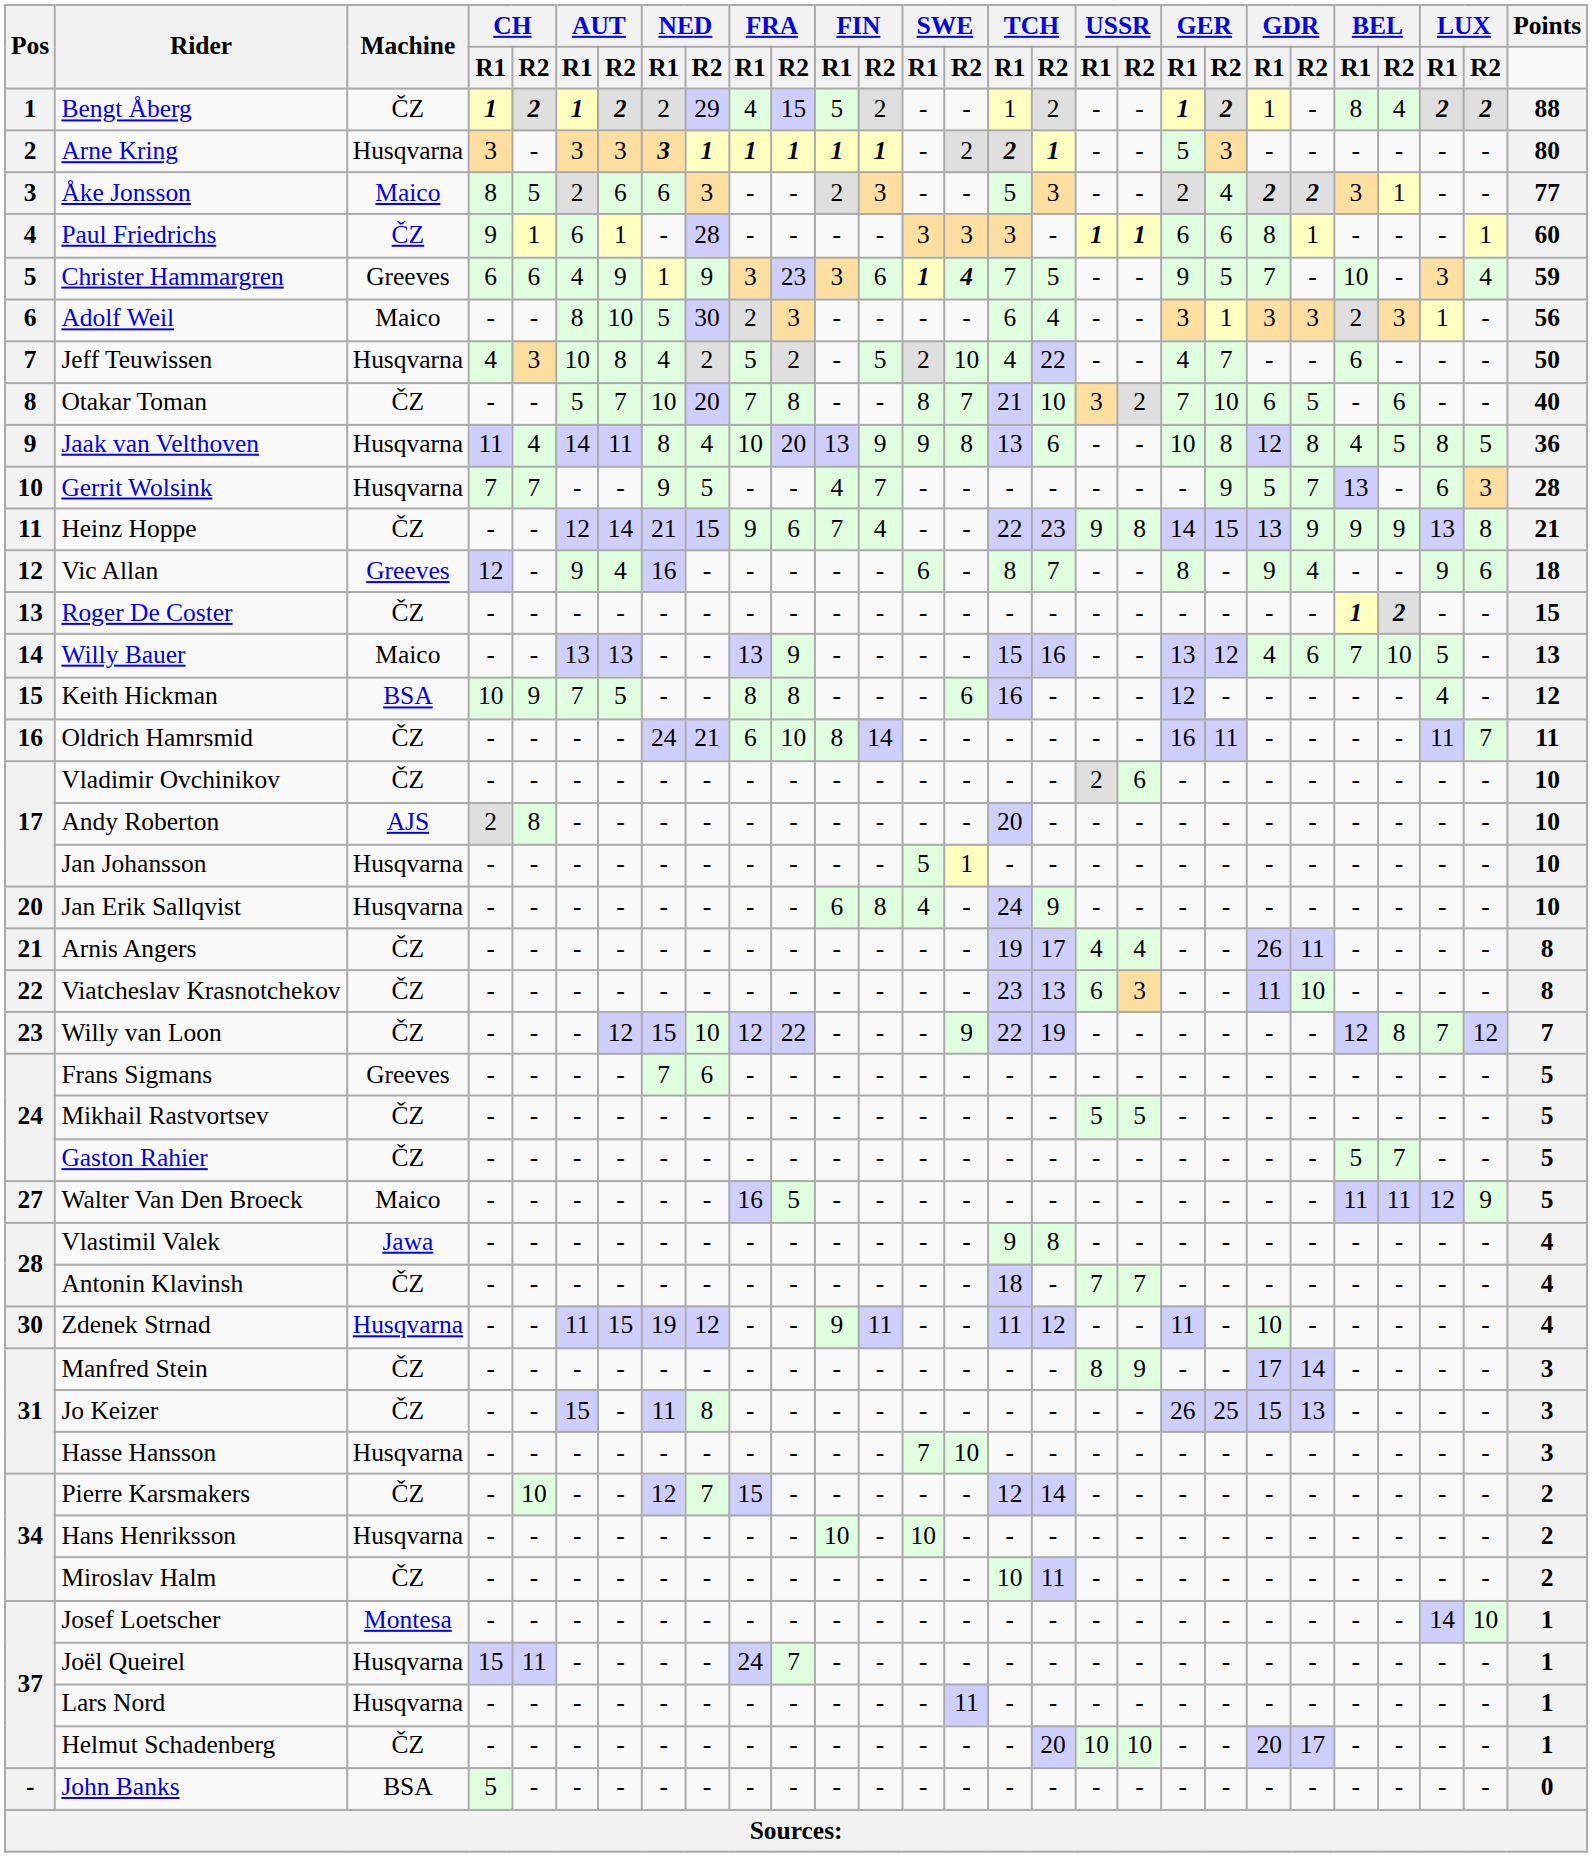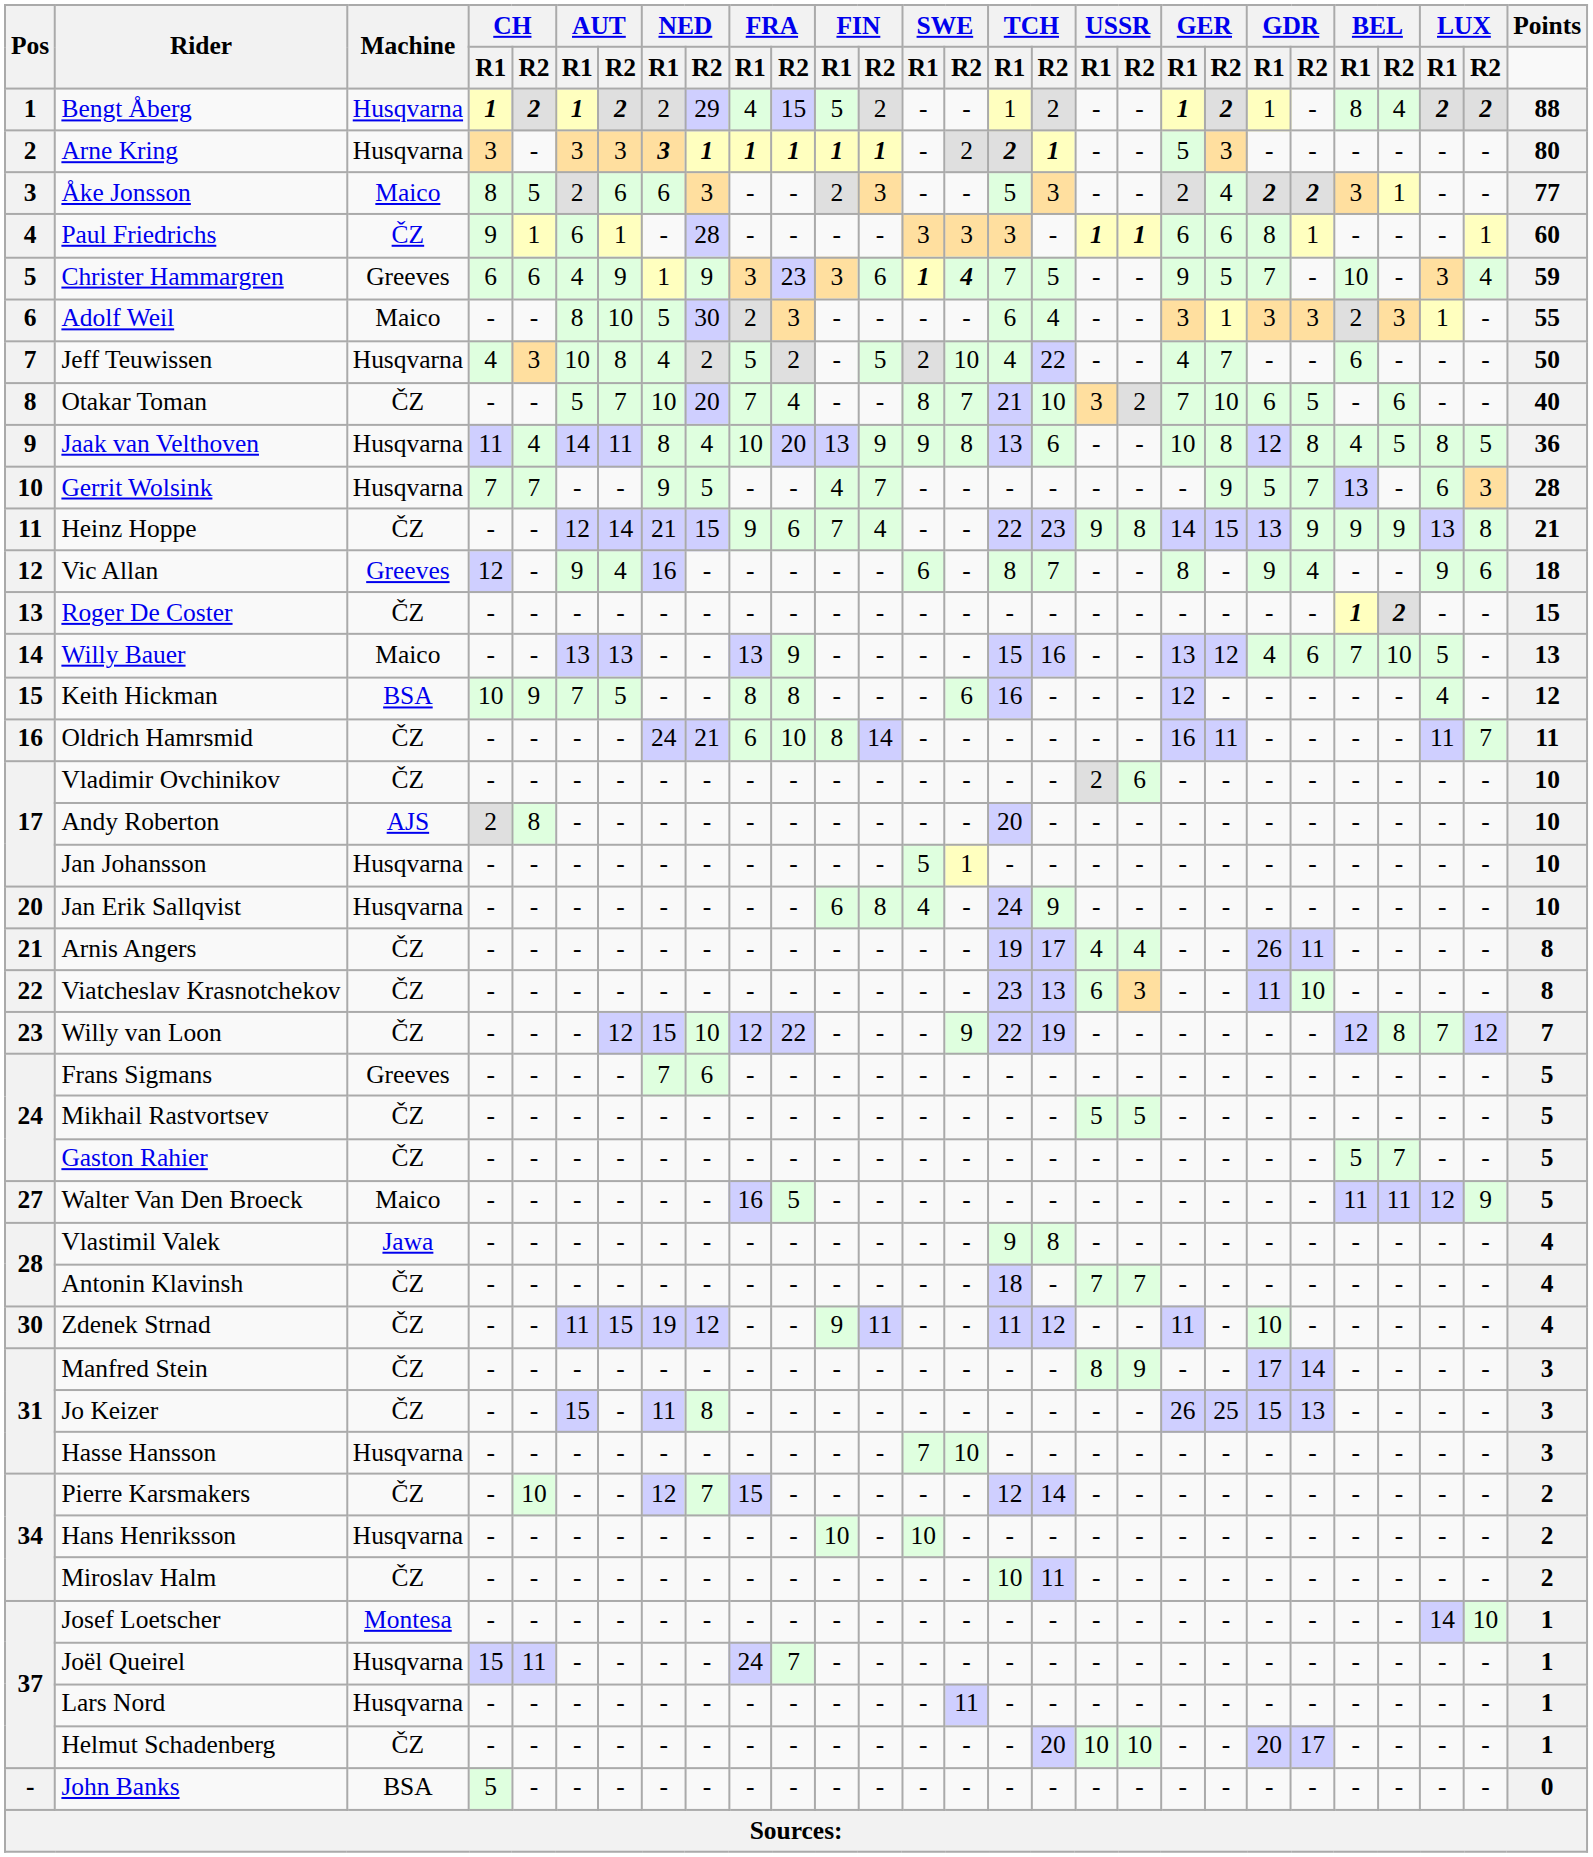(408, 109) ČZ -> (408, 109) Husqvarna
(1547, 319) 56 -> (1547, 319) 55
(794, 403) 8 -> (794, 403) 4
(408, 1326) Husqvarna -> (408, 1326) ČZ
